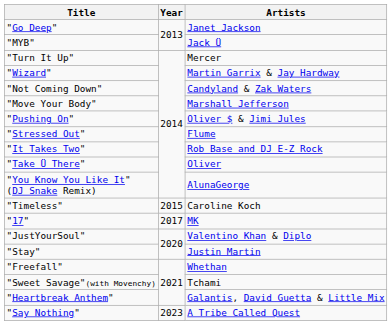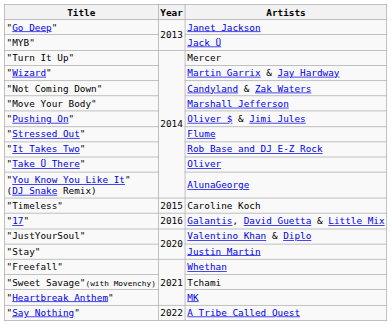(172, 221) 2017 -> (172, 221) 2016
(193, 221) MK -> (286, 221) Galantis, David Guetta & Little Mix
(286, 297) Galantis, David Guetta & Little Mix -> (193, 297) MK
(172, 313) 2023 -> (172, 313) 2022
